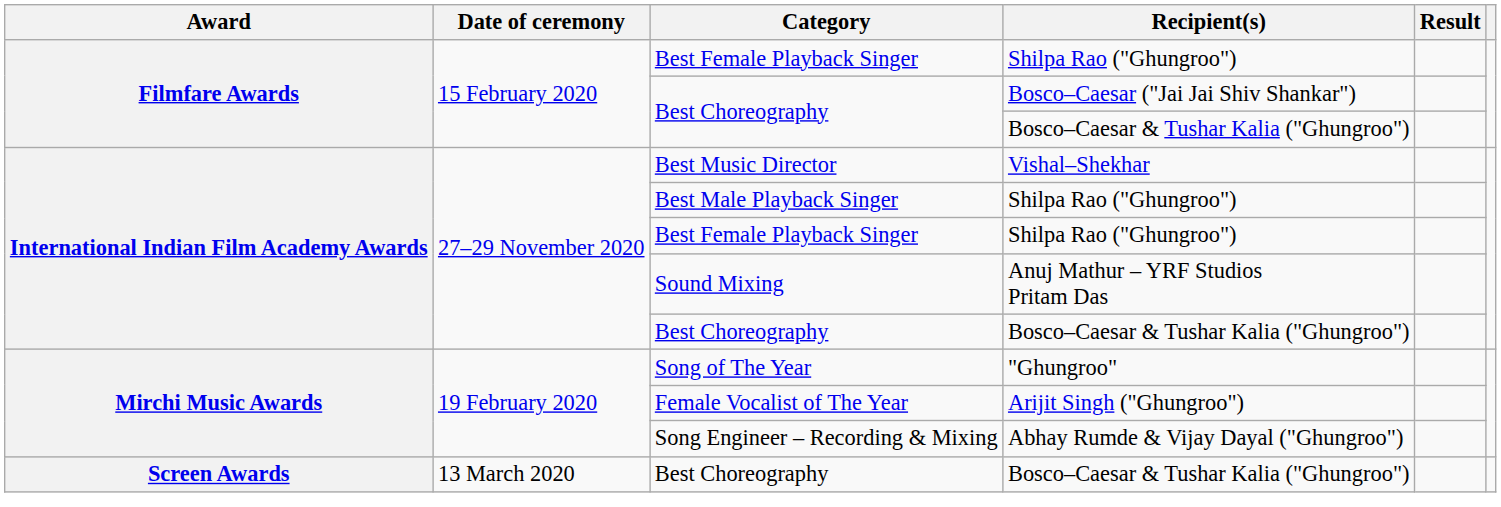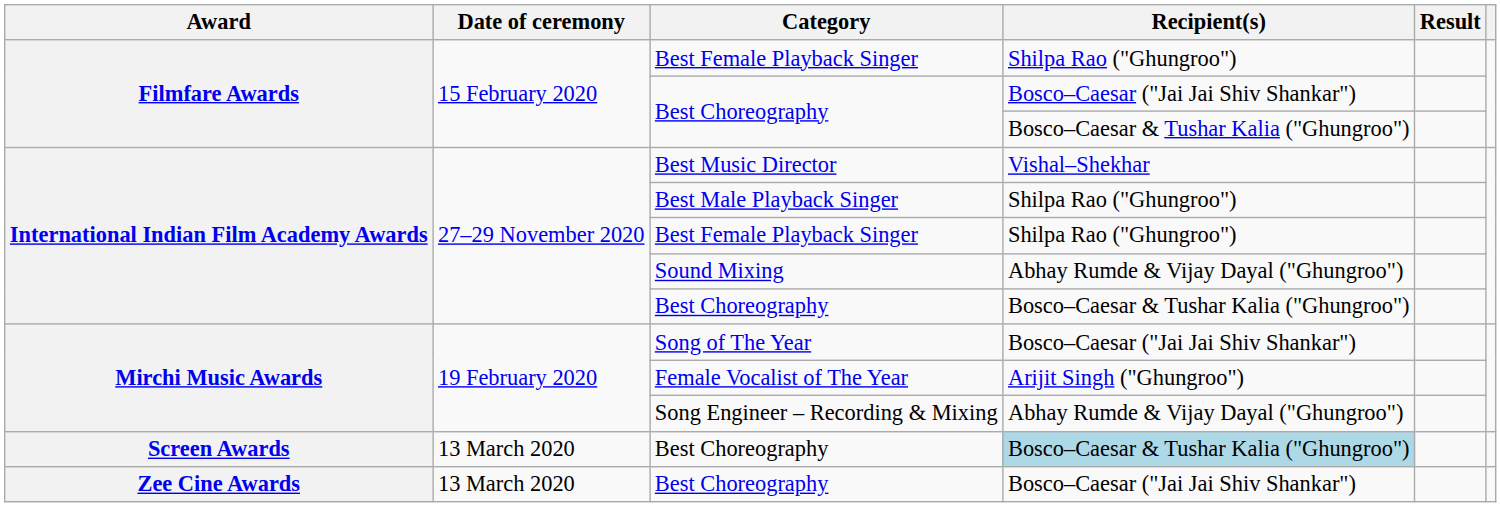(1135, 283) Anuj Mathur – YRF Studios Pritam Das -> (1206, 270) Abhay Rumde & Vijay Dayal ("Ghungroo")
(1063, 367) "Ghungroo" -> (1182, 341) Bosco–Caesar ("Jai Jai Shiv Shankar")
(1209, 473) no background -> (1209, 448) lightblue background
+ row: (219, 484)
